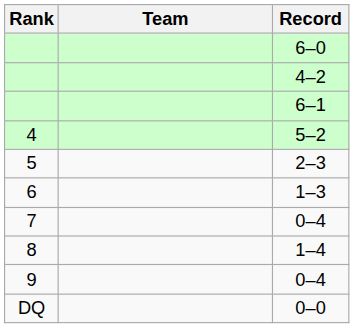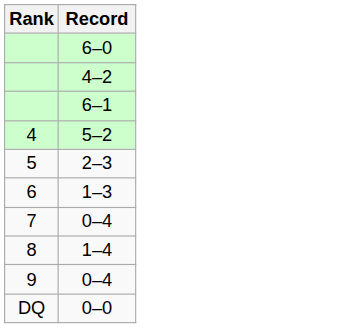- column: (165, 18)
